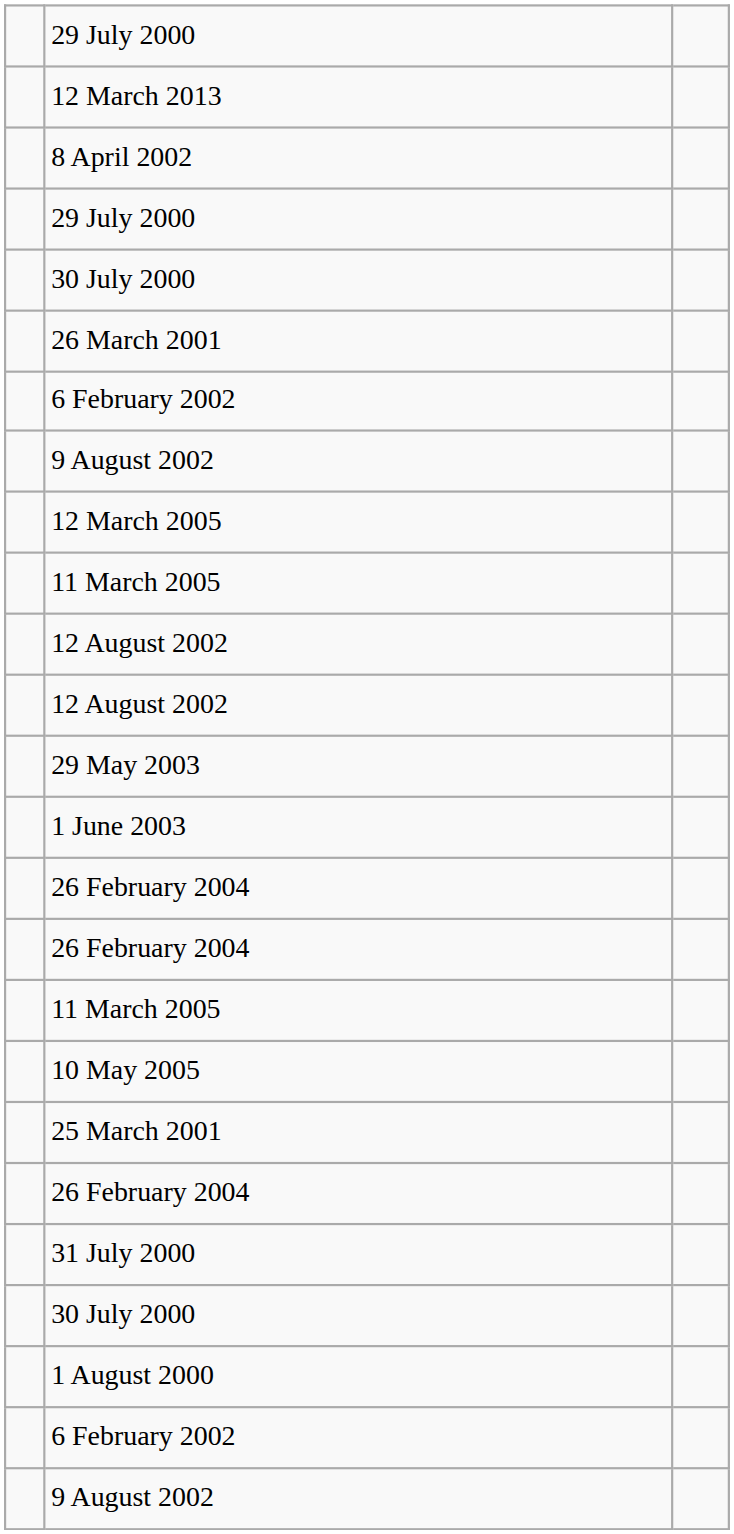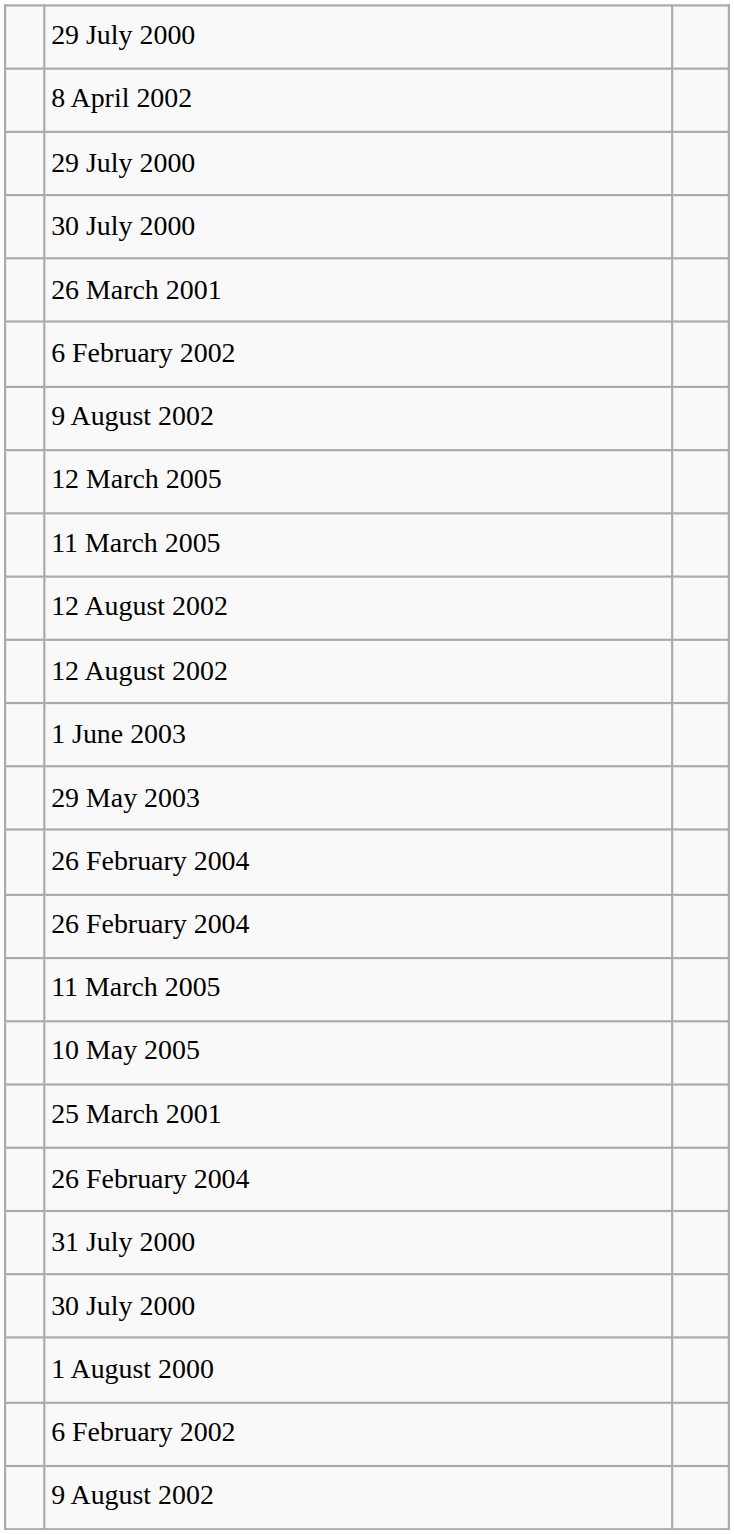- row: (25, 96)
rows swapped: (25, 767) <-> (25, 828)
